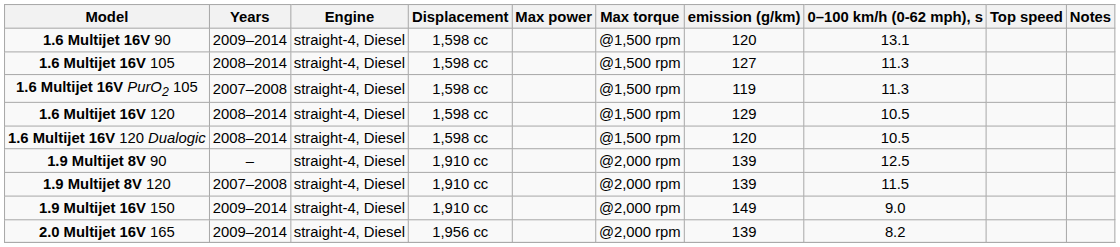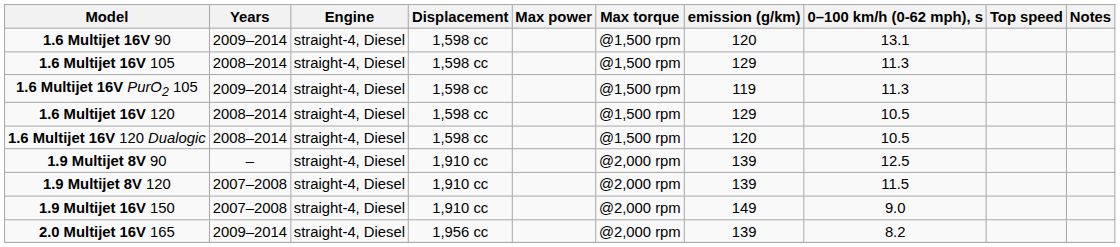(744, 63) 127 -> (744, 63) 129
(250, 89) 2007–2008 -> (250, 89) 2009–2014
(250, 208) 2009–2014 -> (250, 208) 2007–2008
